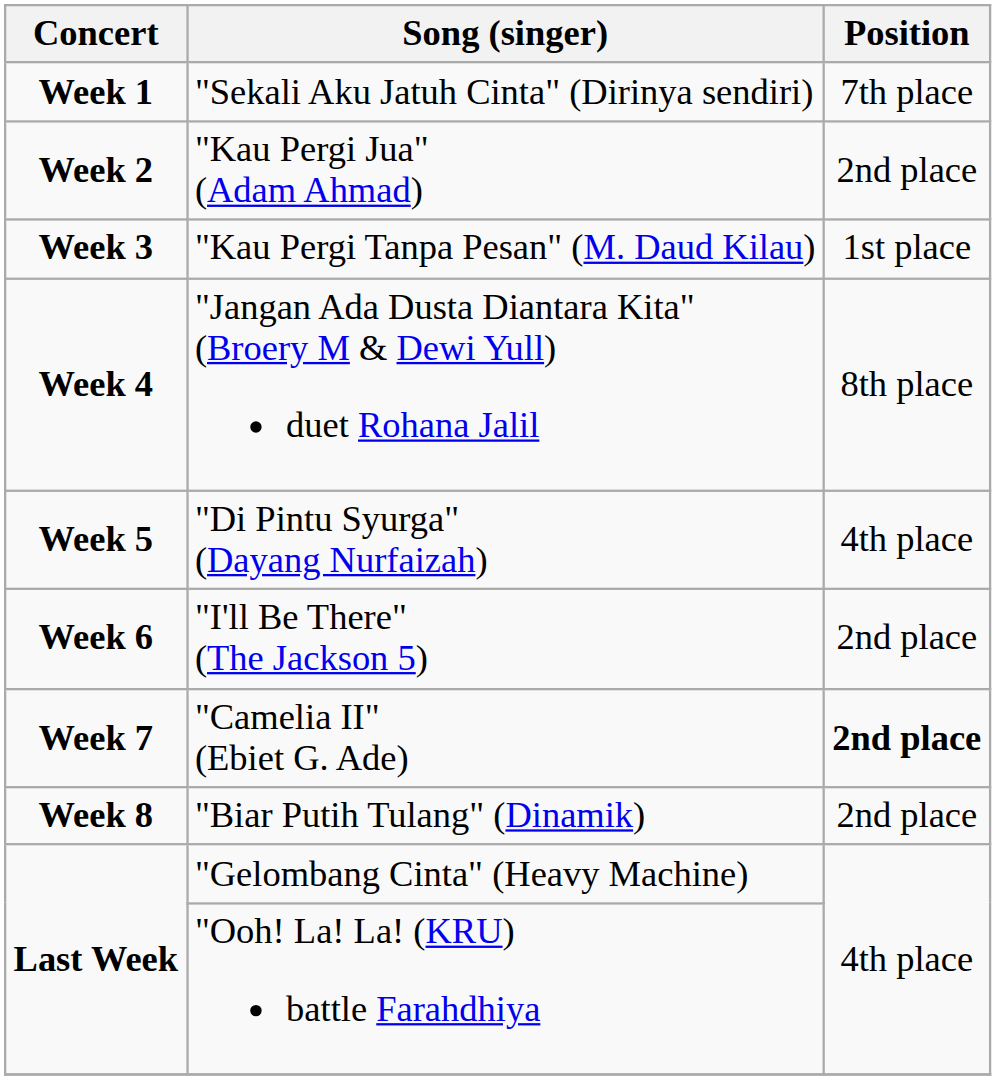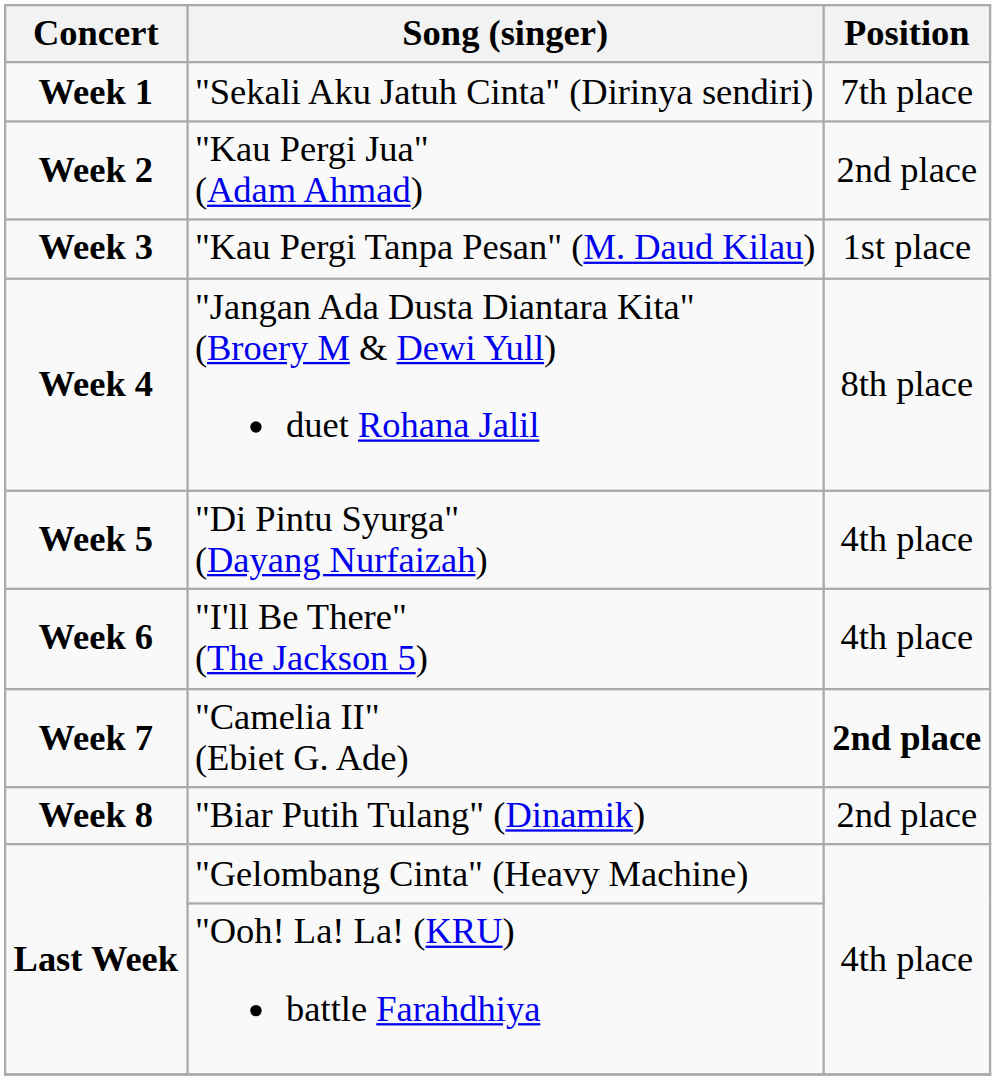(907, 638) 2nd place -> (907, 638) 4th place
